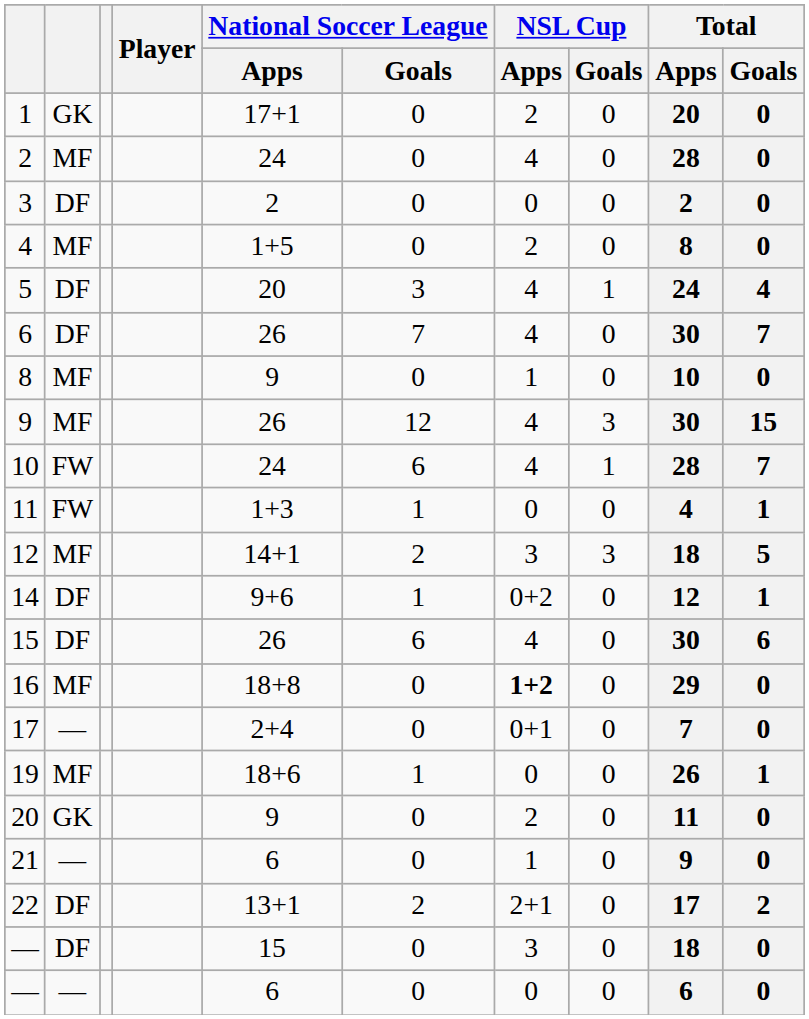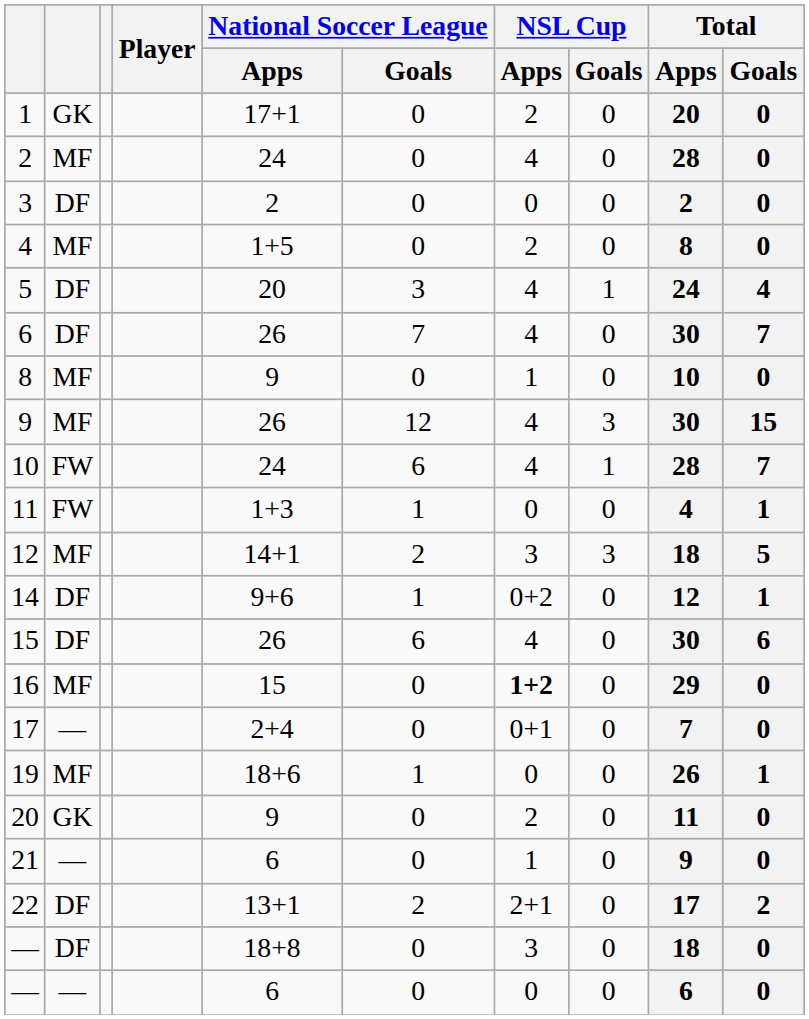(272, 684) 18+8 -> (272, 684) 15
(272, 948) 15 -> (272, 948) 18+8
